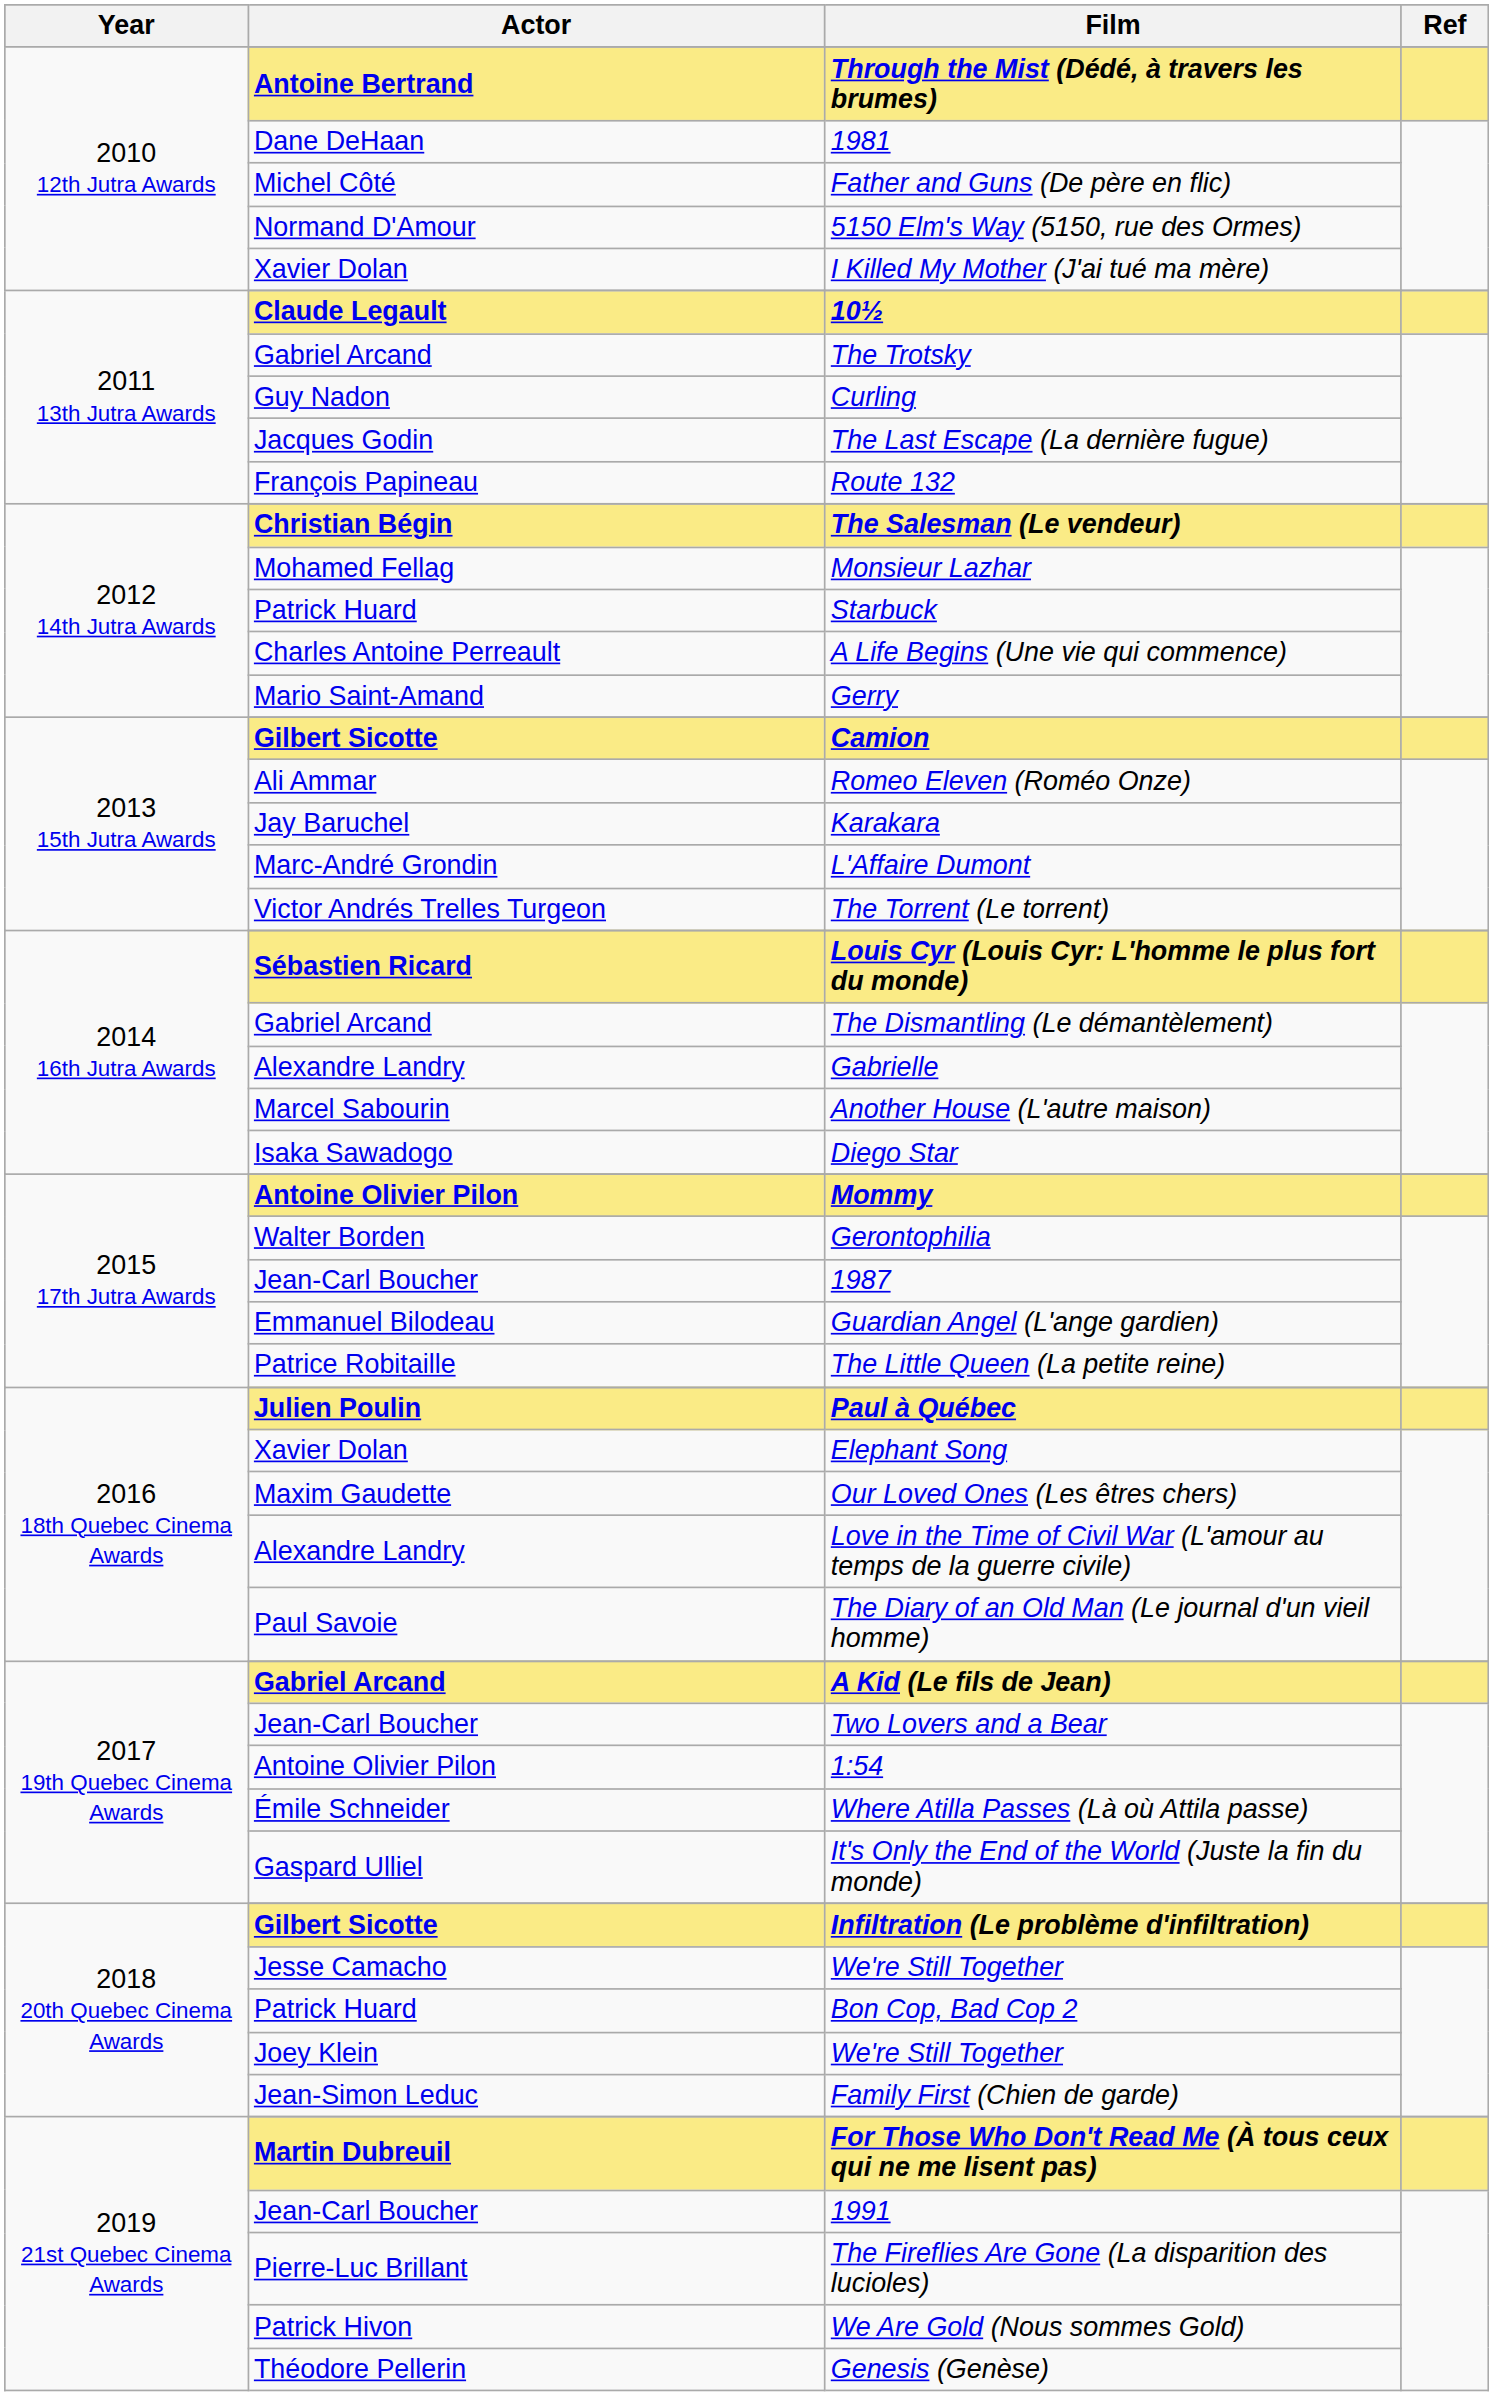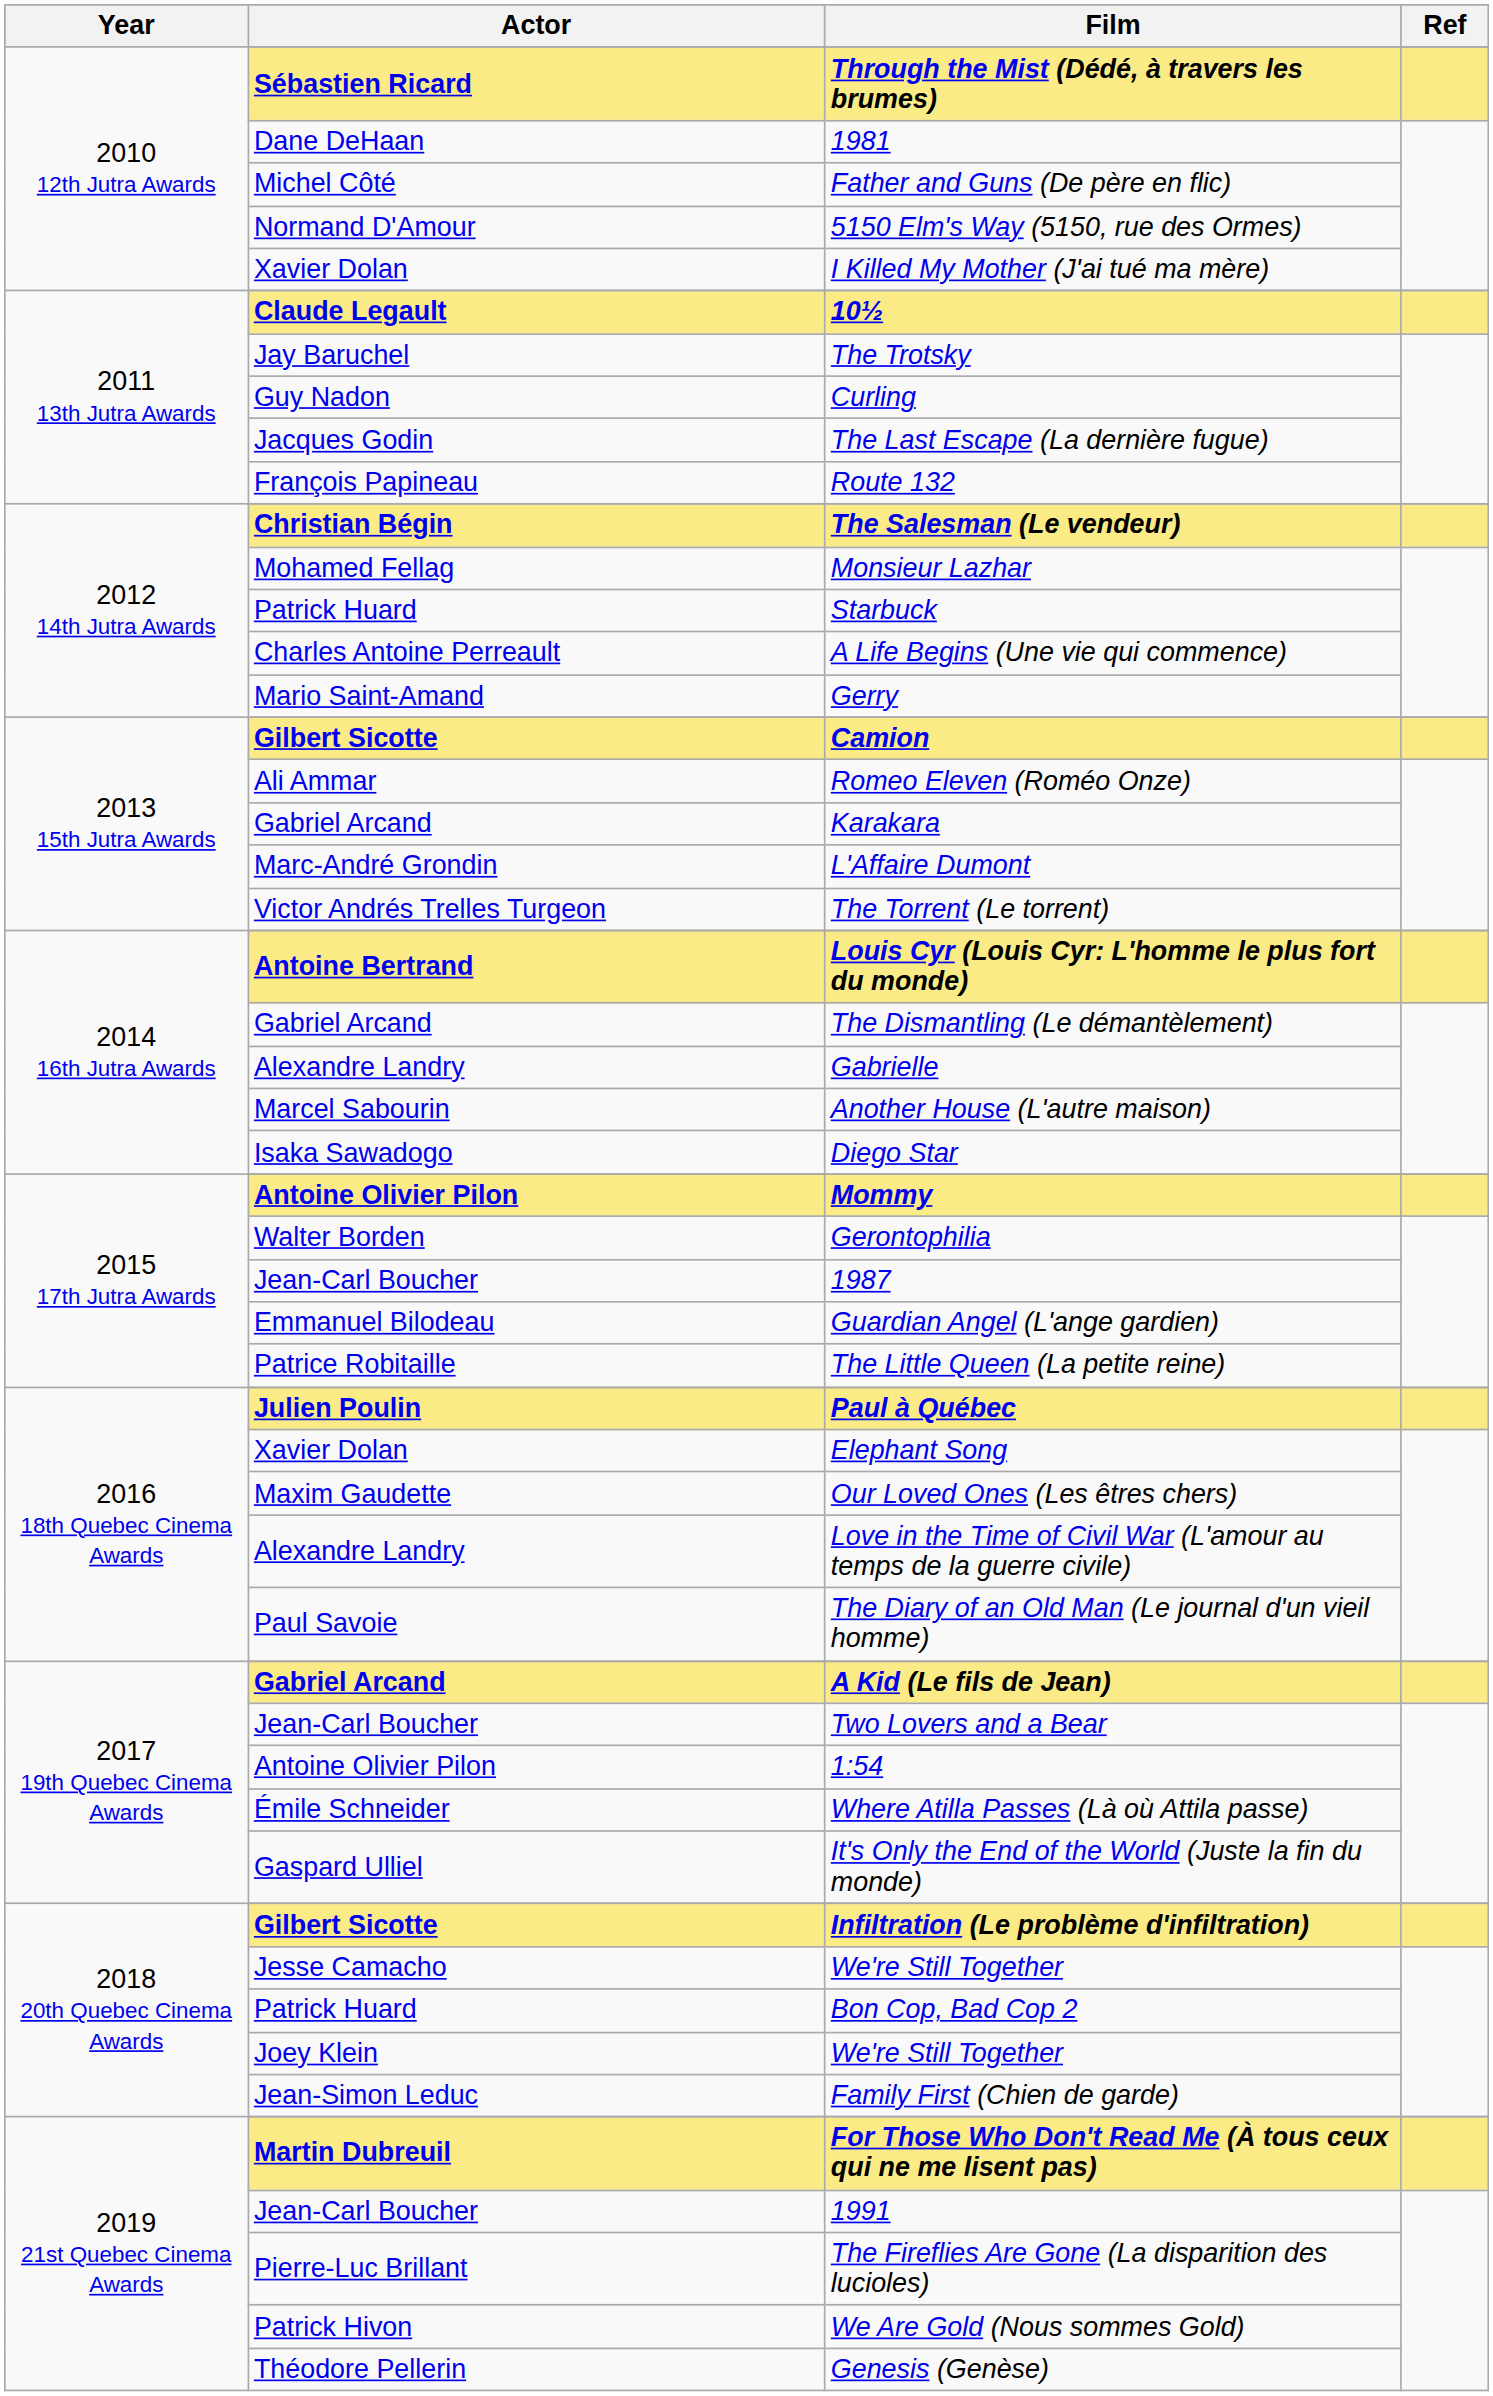(364, 83) Antoine Bertrand -> (363, 83) Sébastien Ricard
(343, 354) Gabriel Arcand -> (332, 354) Jay Baruchel
(332, 823) Jay Baruchel -> (343, 823) Gabriel Arcand
(363, 966) Sébastien Ricard -> (364, 966) Antoine Bertrand
